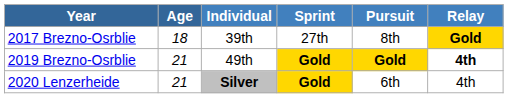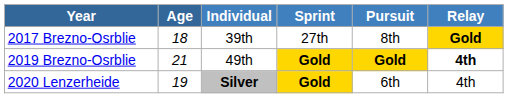(180, 82) 21 -> (180, 82) 19
